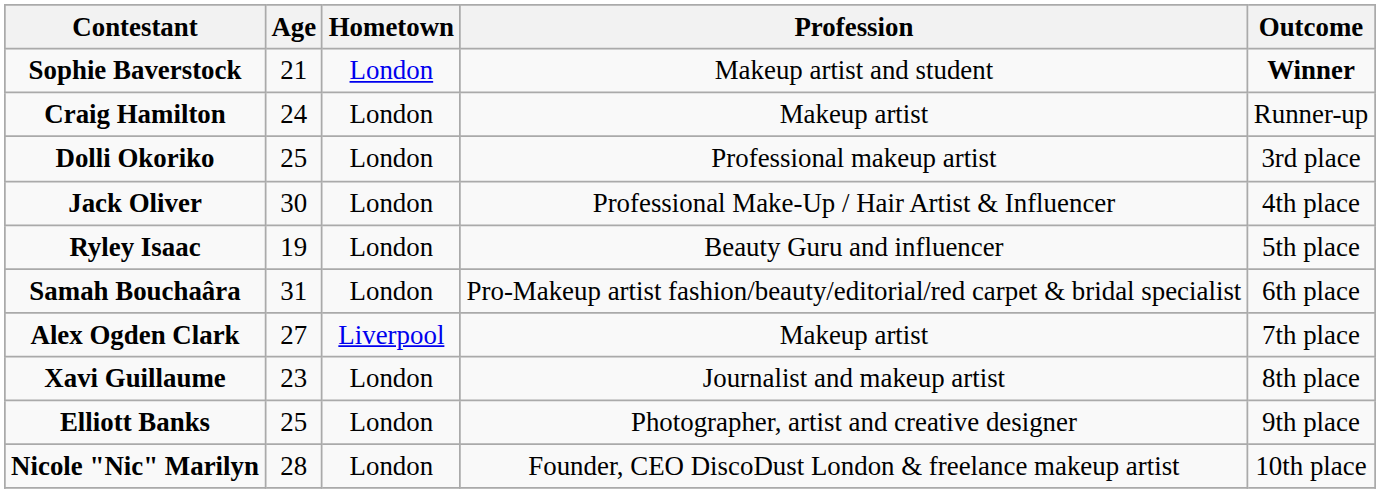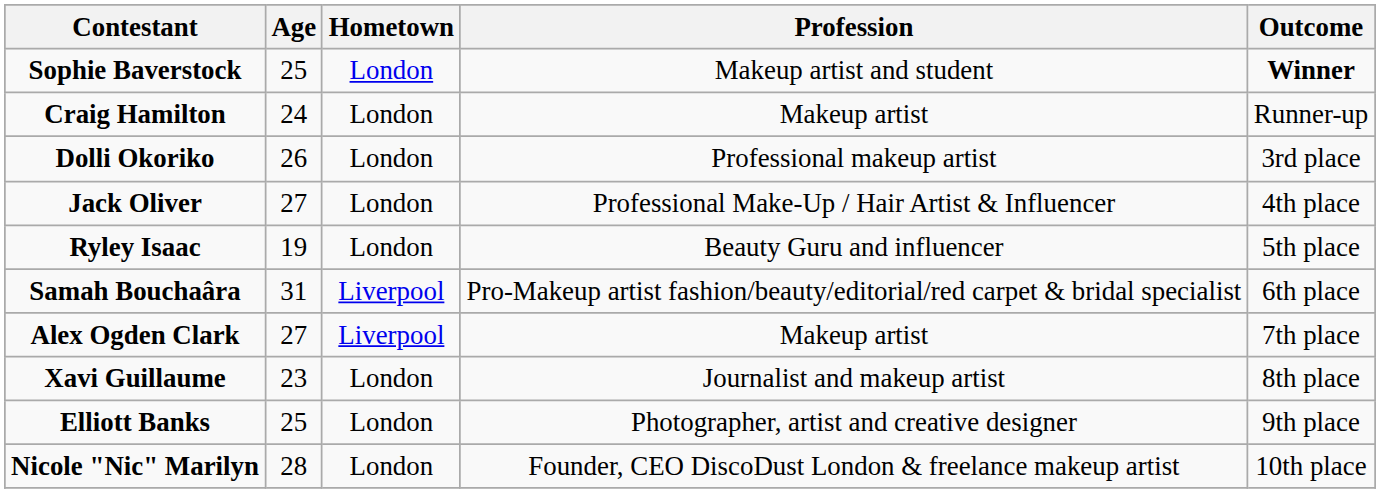(294, 70) 21 -> (294, 70) 25
(294, 158) 25 -> (294, 158) 26
(294, 202) 30 -> (294, 202) 27
(391, 290) London -> (391, 290) Liverpool
